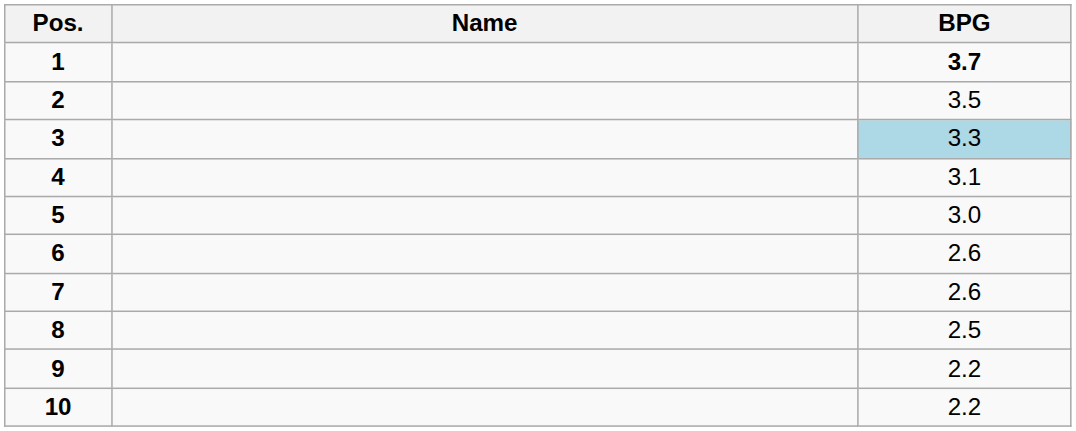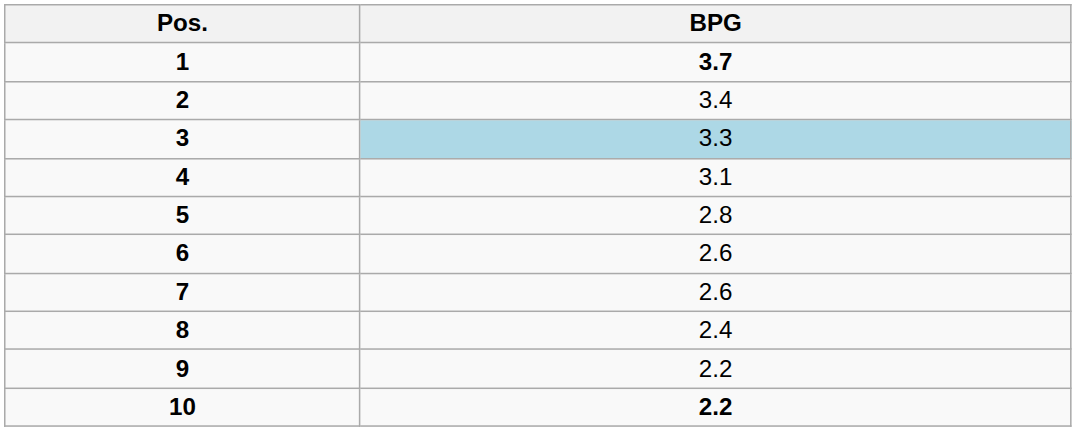- column: (485, 23)
(964, 100) 3.5 -> (716, 100) 3.4
(964, 215) 3.0 -> (716, 215) 2.8
(964, 330) 2.5 -> (716, 330) 2.4
(964, 406) normal -> (716, 406) bold
